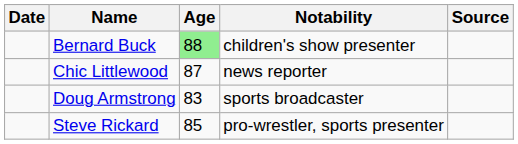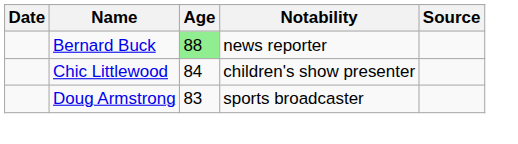(319, 44) children's show presenter -> (275, 44) news reporter
(193, 71) 87 -> (193, 71) 84
(275, 71) news reporter -> (319, 71) children's show presenter
- row: (106, 125)
